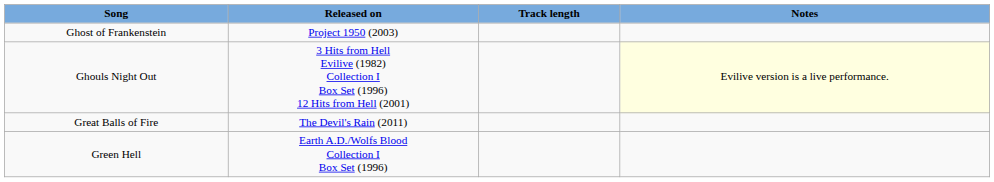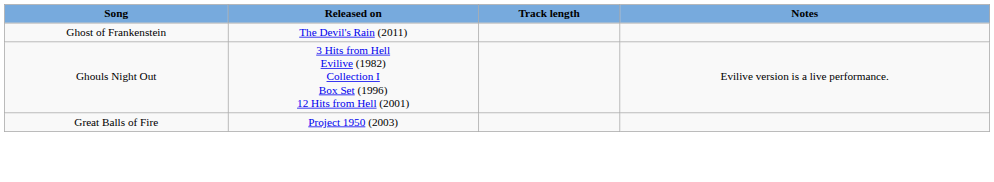(353, 32) Project 1950 (2003) -> (353, 32) The Devil's Rain (2011)
(805, 77) lightyellow background -> (805, 77) no background
(353, 122) The Devil's Rain (2011) -> (353, 122) Project 1950 (2003)
- row: (116, 154)
